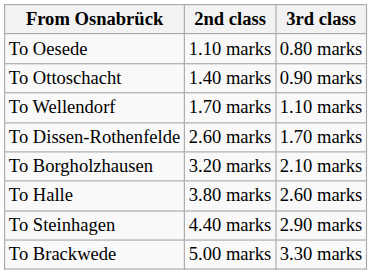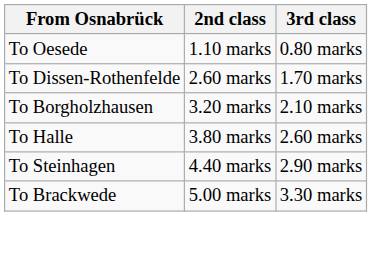- row: (65, 78)
- row: (62, 107)
